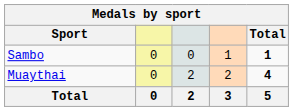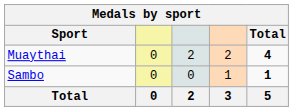rows swapped: (37, 76) <-> (26, 55)
